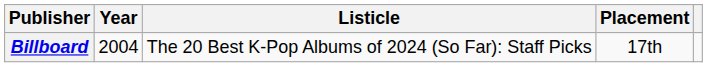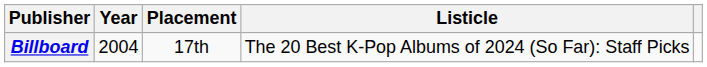columns swapped: (369, 18) <-> (645, 18)
